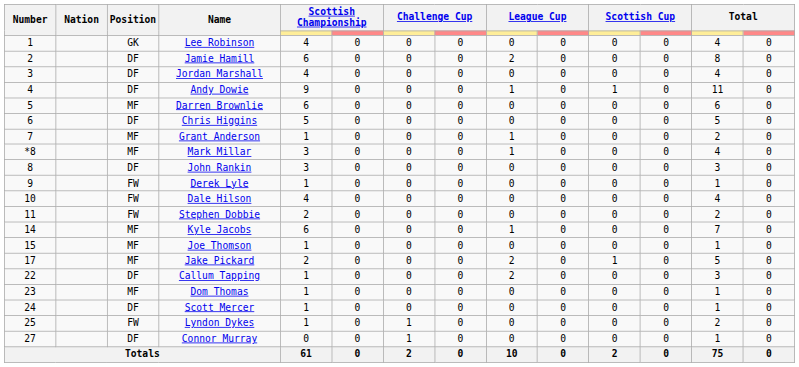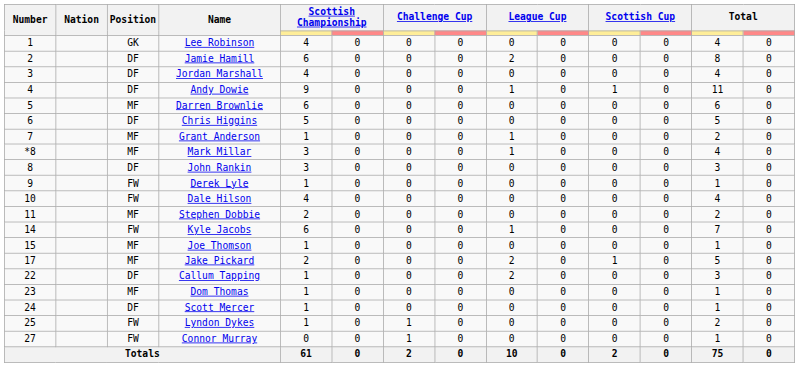(133, 215) FW -> (133, 215) MF
(133, 230) MF -> (133, 230) FW
(133, 339) DF -> (133, 339) FW
